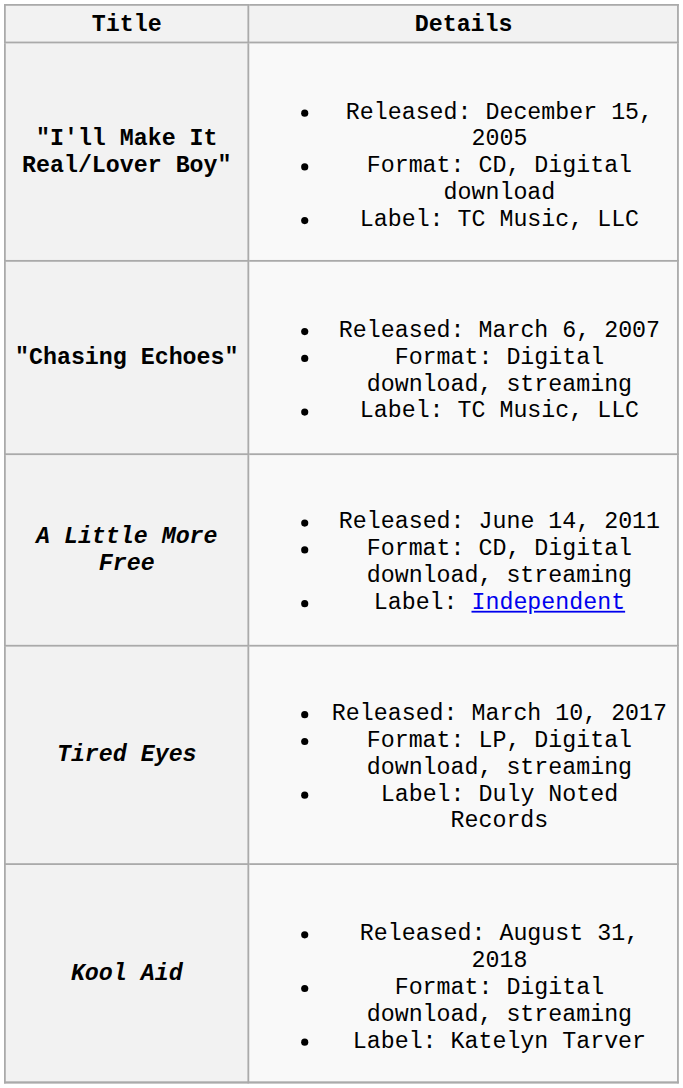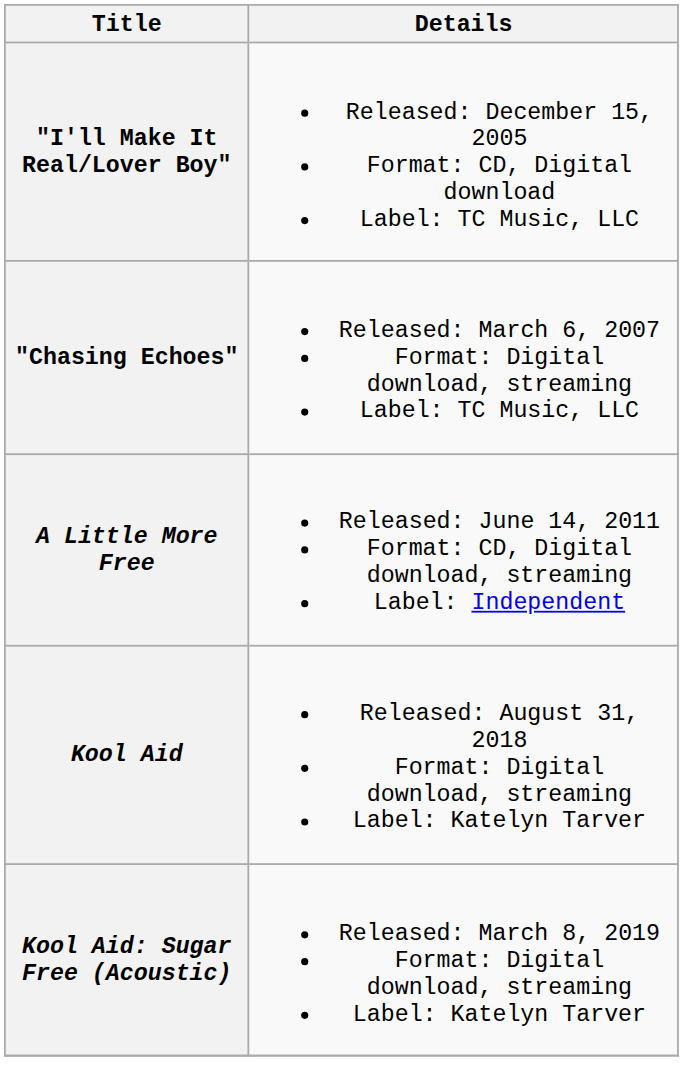- row: (127, 755)
+ row: (127, 960)
